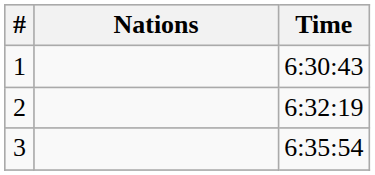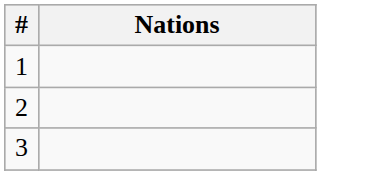- column: (324, 25)
